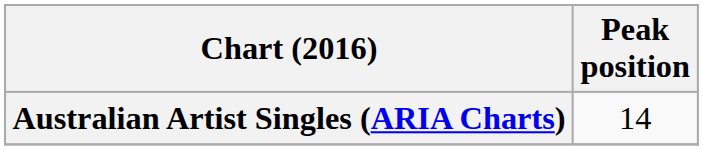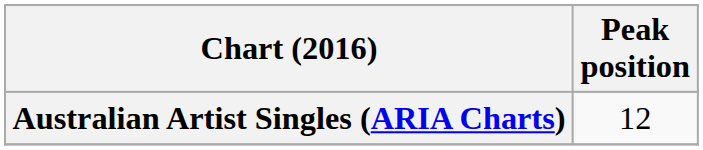(635, 117) 14 -> (635, 117) 12
